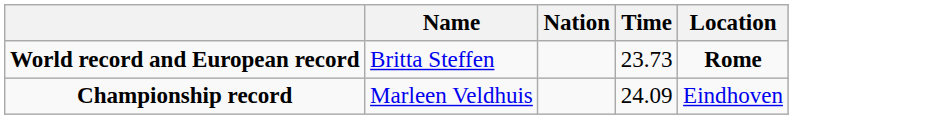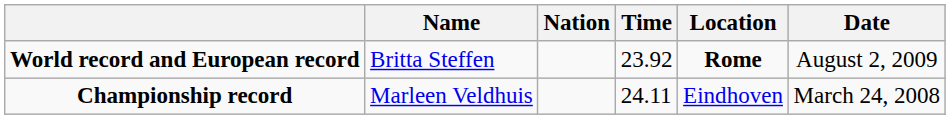+ column: (867, 22)
(647, 59) 23.73 -> (647, 59) 23.92
(647, 95) 24.09 -> (646, 95) 24.11
